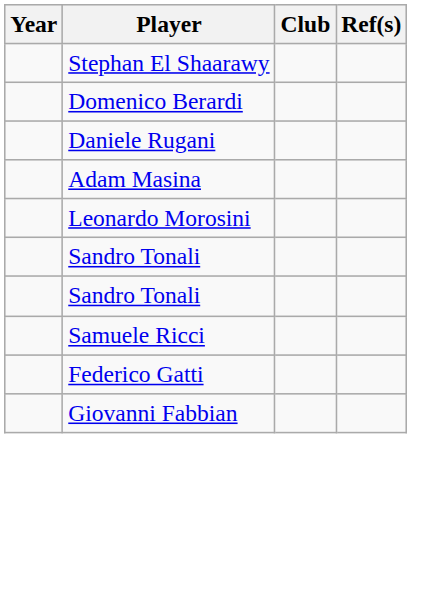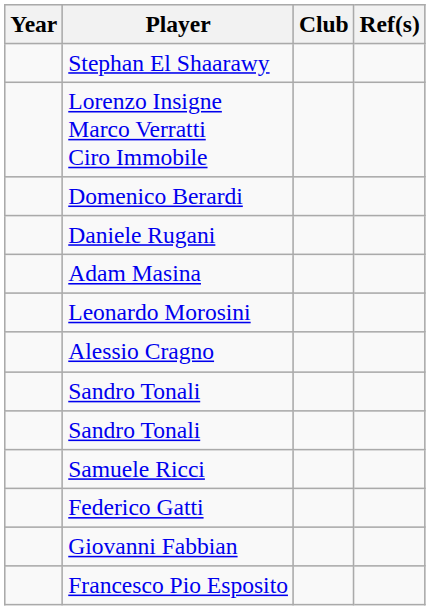+ row: (34, 130)
+ row: (34, 352)
+ row: (34, 585)
